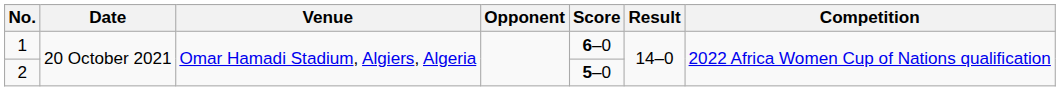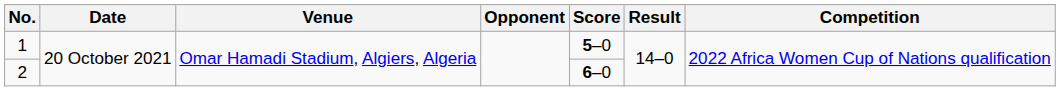(597, 45) 6–0 -> (597, 45) 5–0
(597, 72) 5–0 -> (597, 72) 6–0
